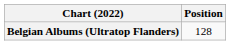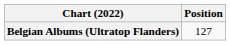(203, 31) 128 -> (203, 31) 127
